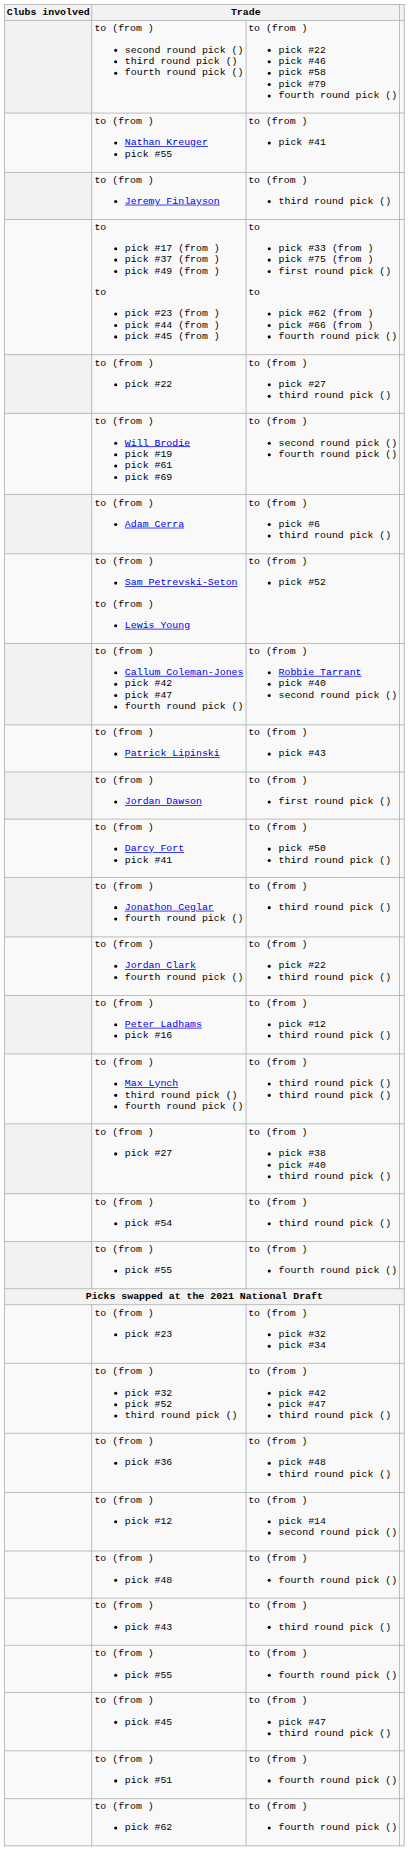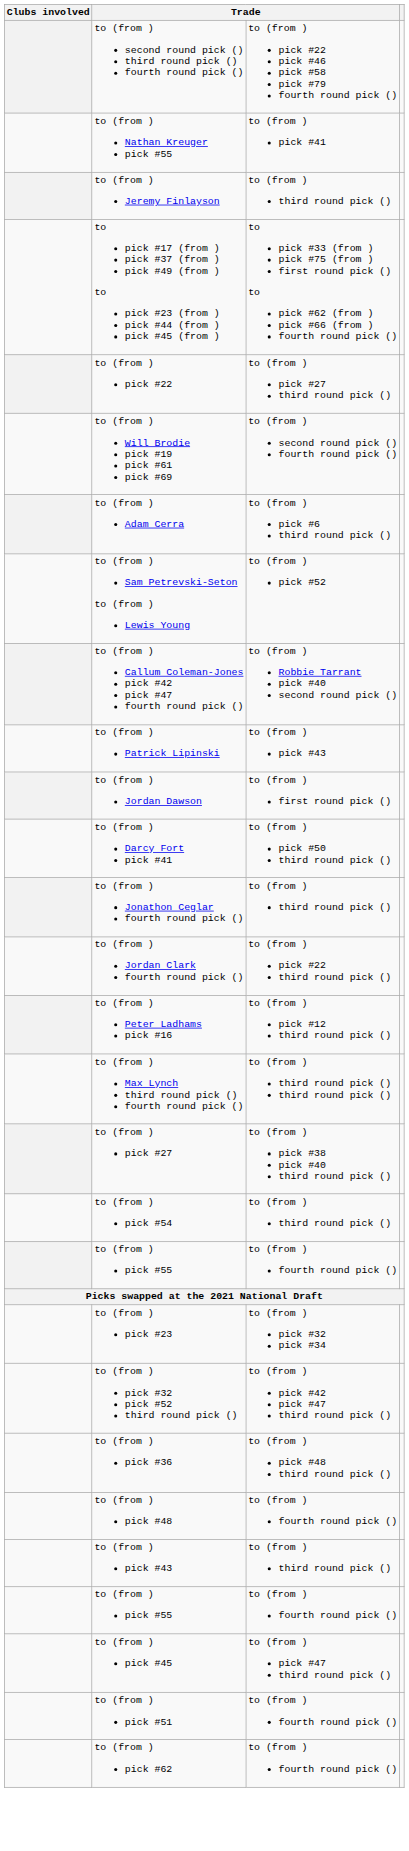- row: (169, 1511)
